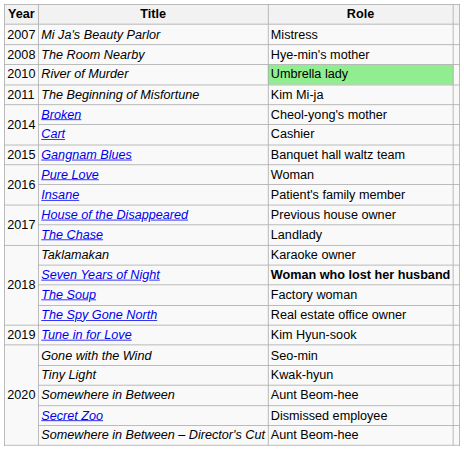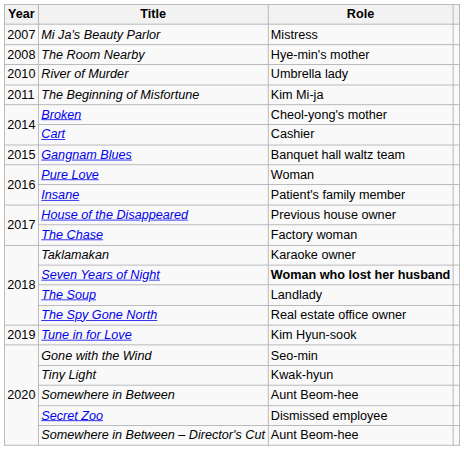(309, 74) lightgreen background -> (309, 74) no background
(296, 235) Landlady -> (314, 235) Factory woman
(314, 295) Factory woman -> (296, 295) Landlady
